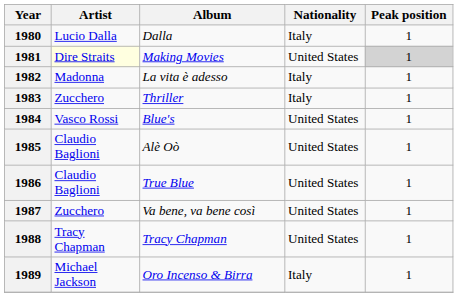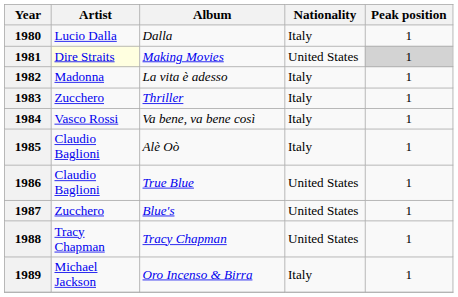(159, 118) Blue's -> (199, 118) Va bene, va bene così
(323, 118) United States -> (300, 118) Italy
(323, 147) United States -> (300, 147) Italy
(199, 210) Va bene, va bene così -> (159, 210) Blue's
